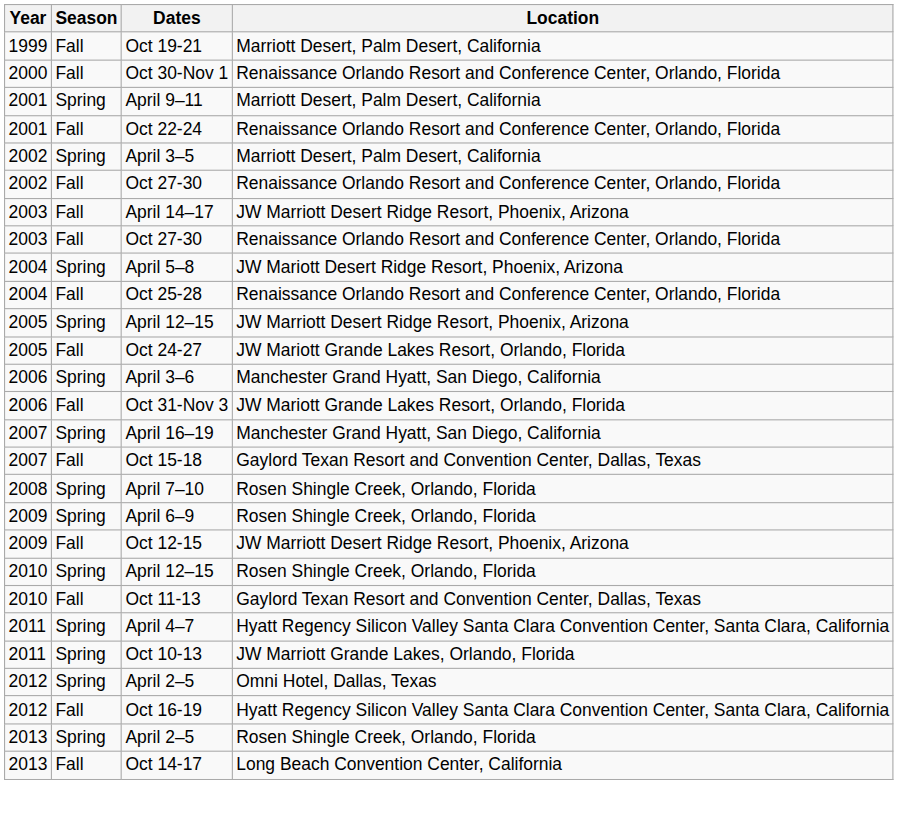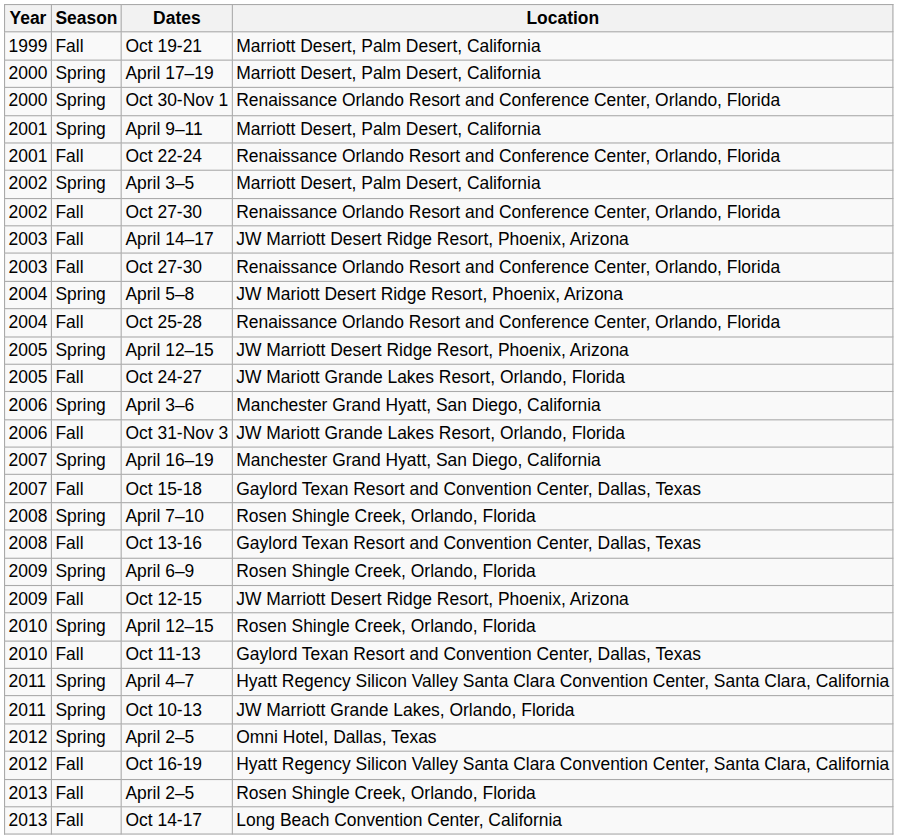+ row: (28, 73)
(69, 73) Fall -> (81, 101) Spring
+ row: (28, 543)
(81, 737) Spring -> (69, 792) Fall
